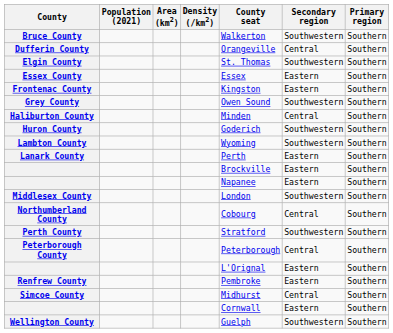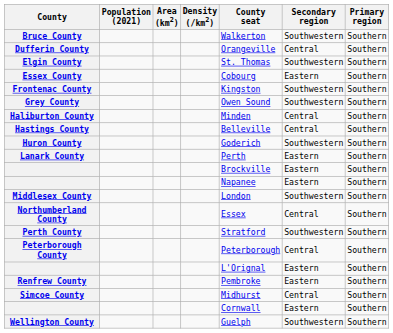(233, 76) Essex -> (238, 76) Cobourg
(301, 89) Eastern -> (314, 89) Southwestern
+ row: (52, 129)
- row: (52, 143)
(238, 214) Cobourg -> (233, 214) Essex
